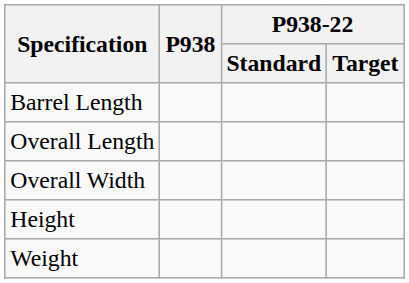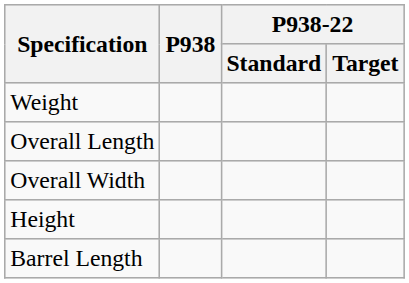rows swapped: (76, 102) <-> (44, 258)
